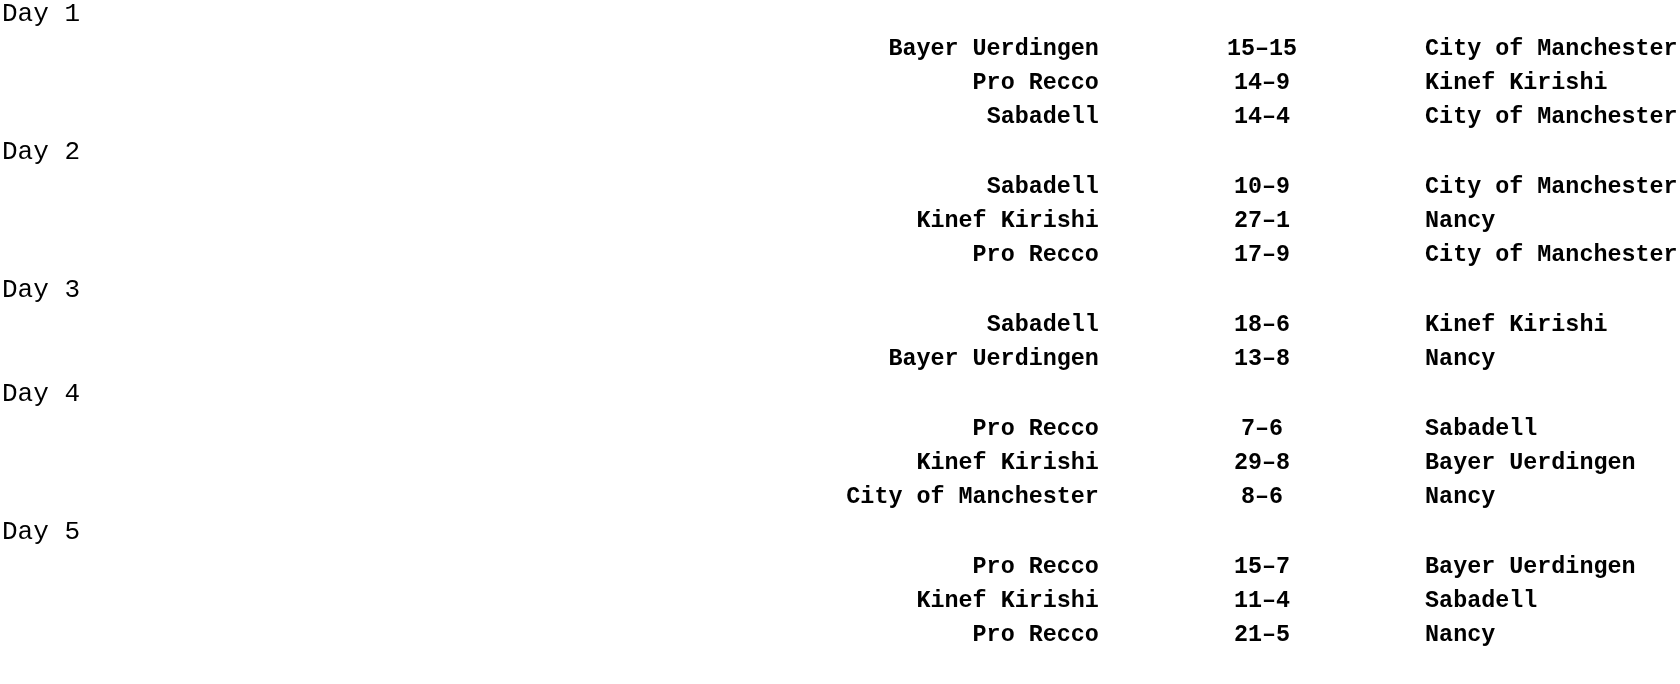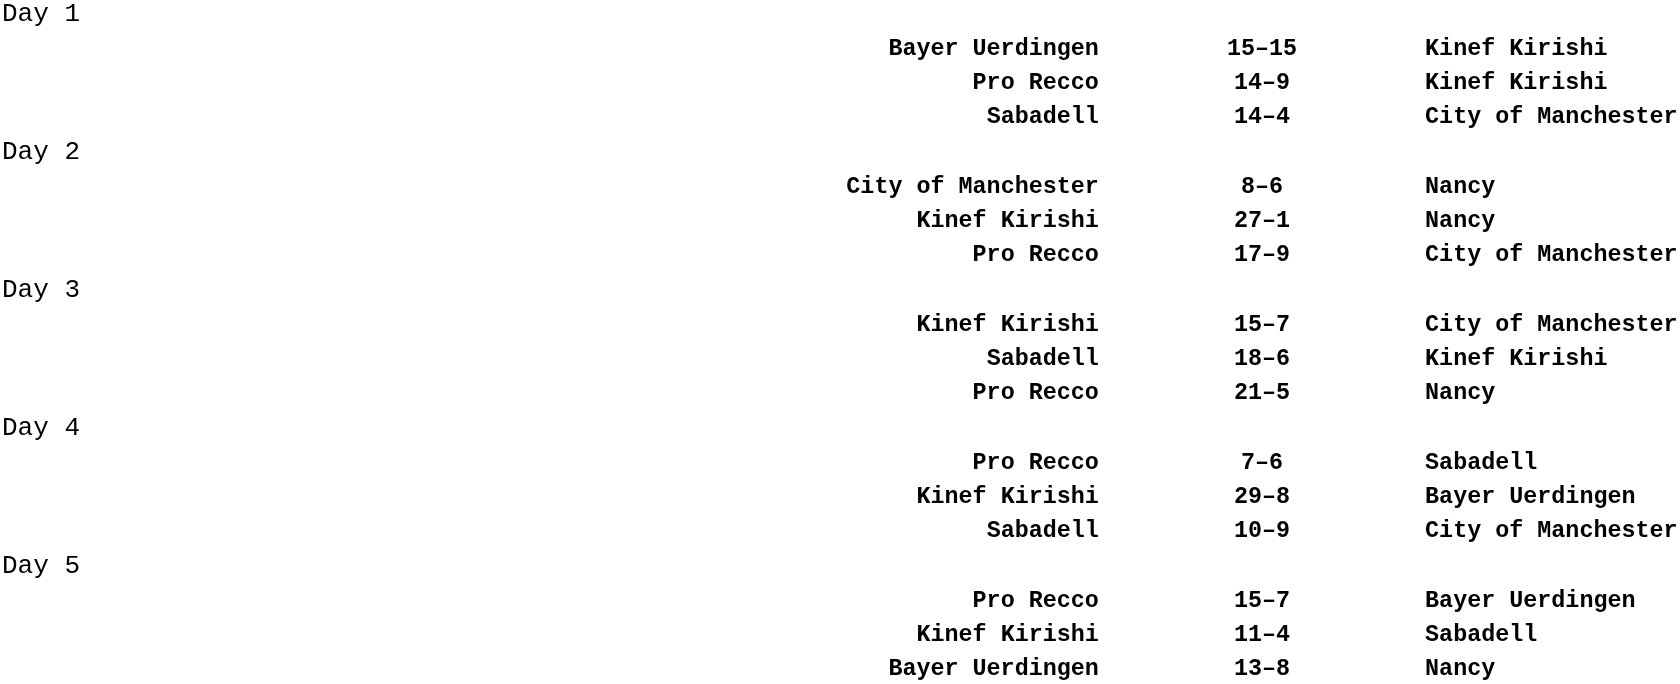(1551, 49) City of Manchester -> (1516, 49) Kinef Kirishi
rows swapped: (1043, 187) <-> (973, 497)
+ row: (1008, 325)
rows swapped: (1036, 635) <-> (994, 359)
